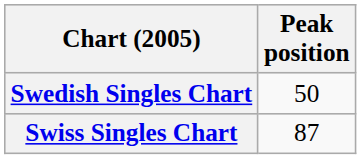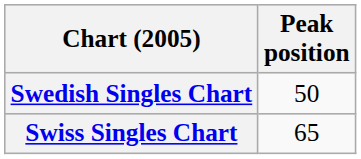(307, 133) 87 -> (307, 133) 65
